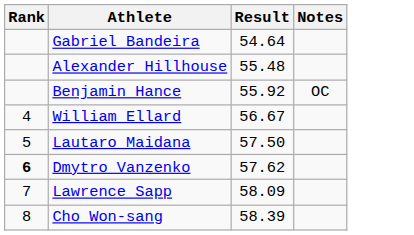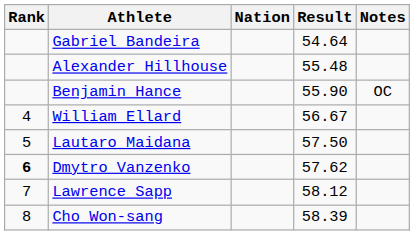+ column: (262, 17)
(262, 92) 55.92 -> (325, 92) 55.90
(262, 192) 58.09 -> (325, 192) 58.12
